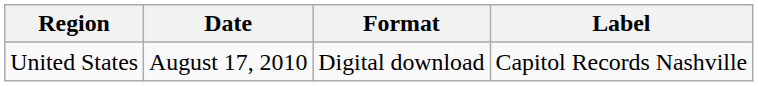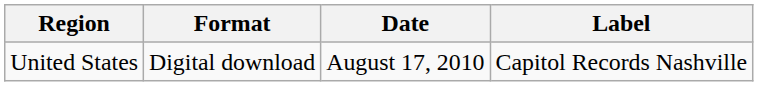columns swapped: (228, 23) <-> (401, 23)
